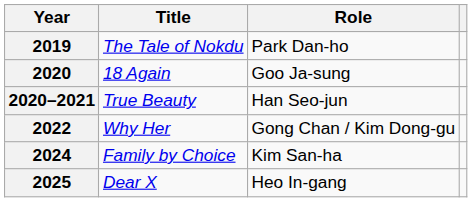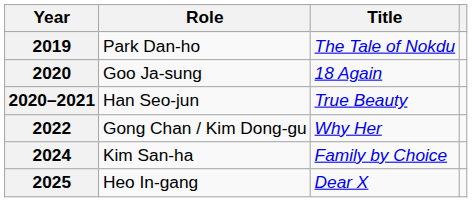columns swapped: (173, 18) <-> (353, 18)
